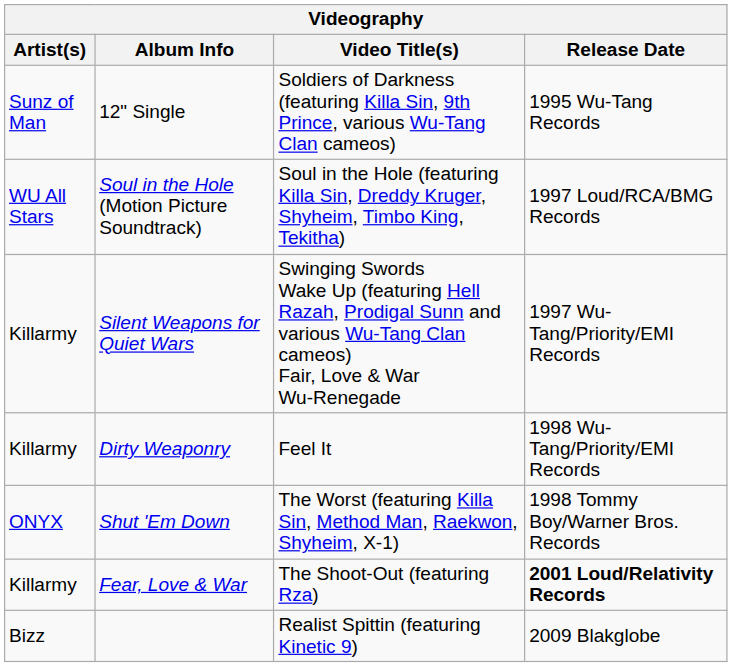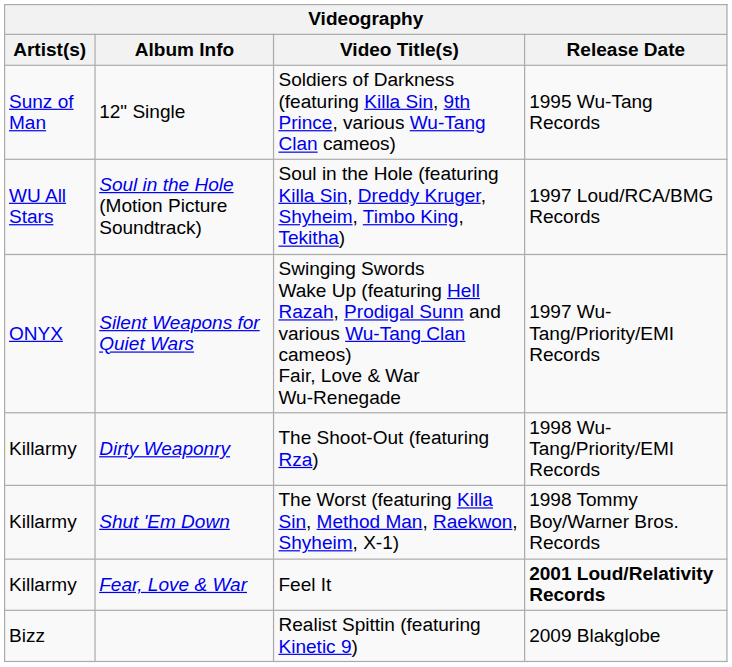(43, 333) Killarmy -> (36, 333) ONYX
(305, 449) Feel It -> (384, 449) The Shoot-Out (featuring Rza)
(36, 522) ONYX -> (43, 522) Killarmy
(384, 584) The Shoot-Out (featuring Rza) -> (305, 584) Feel It
